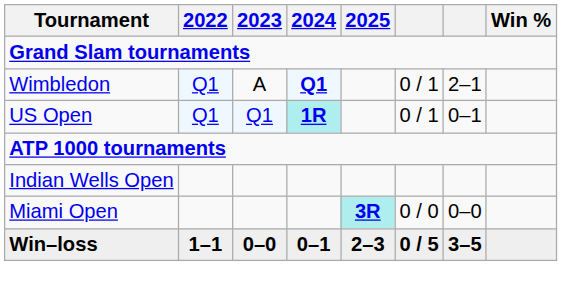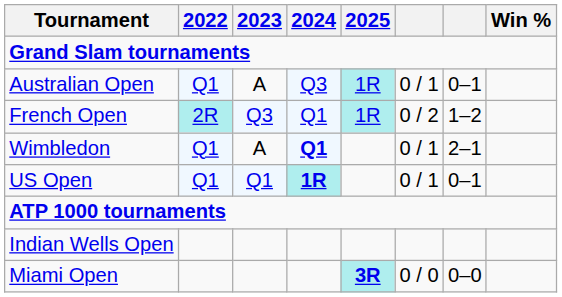+ row: (82, 84)
+ row: (68, 116)
- row: (53, 244)
